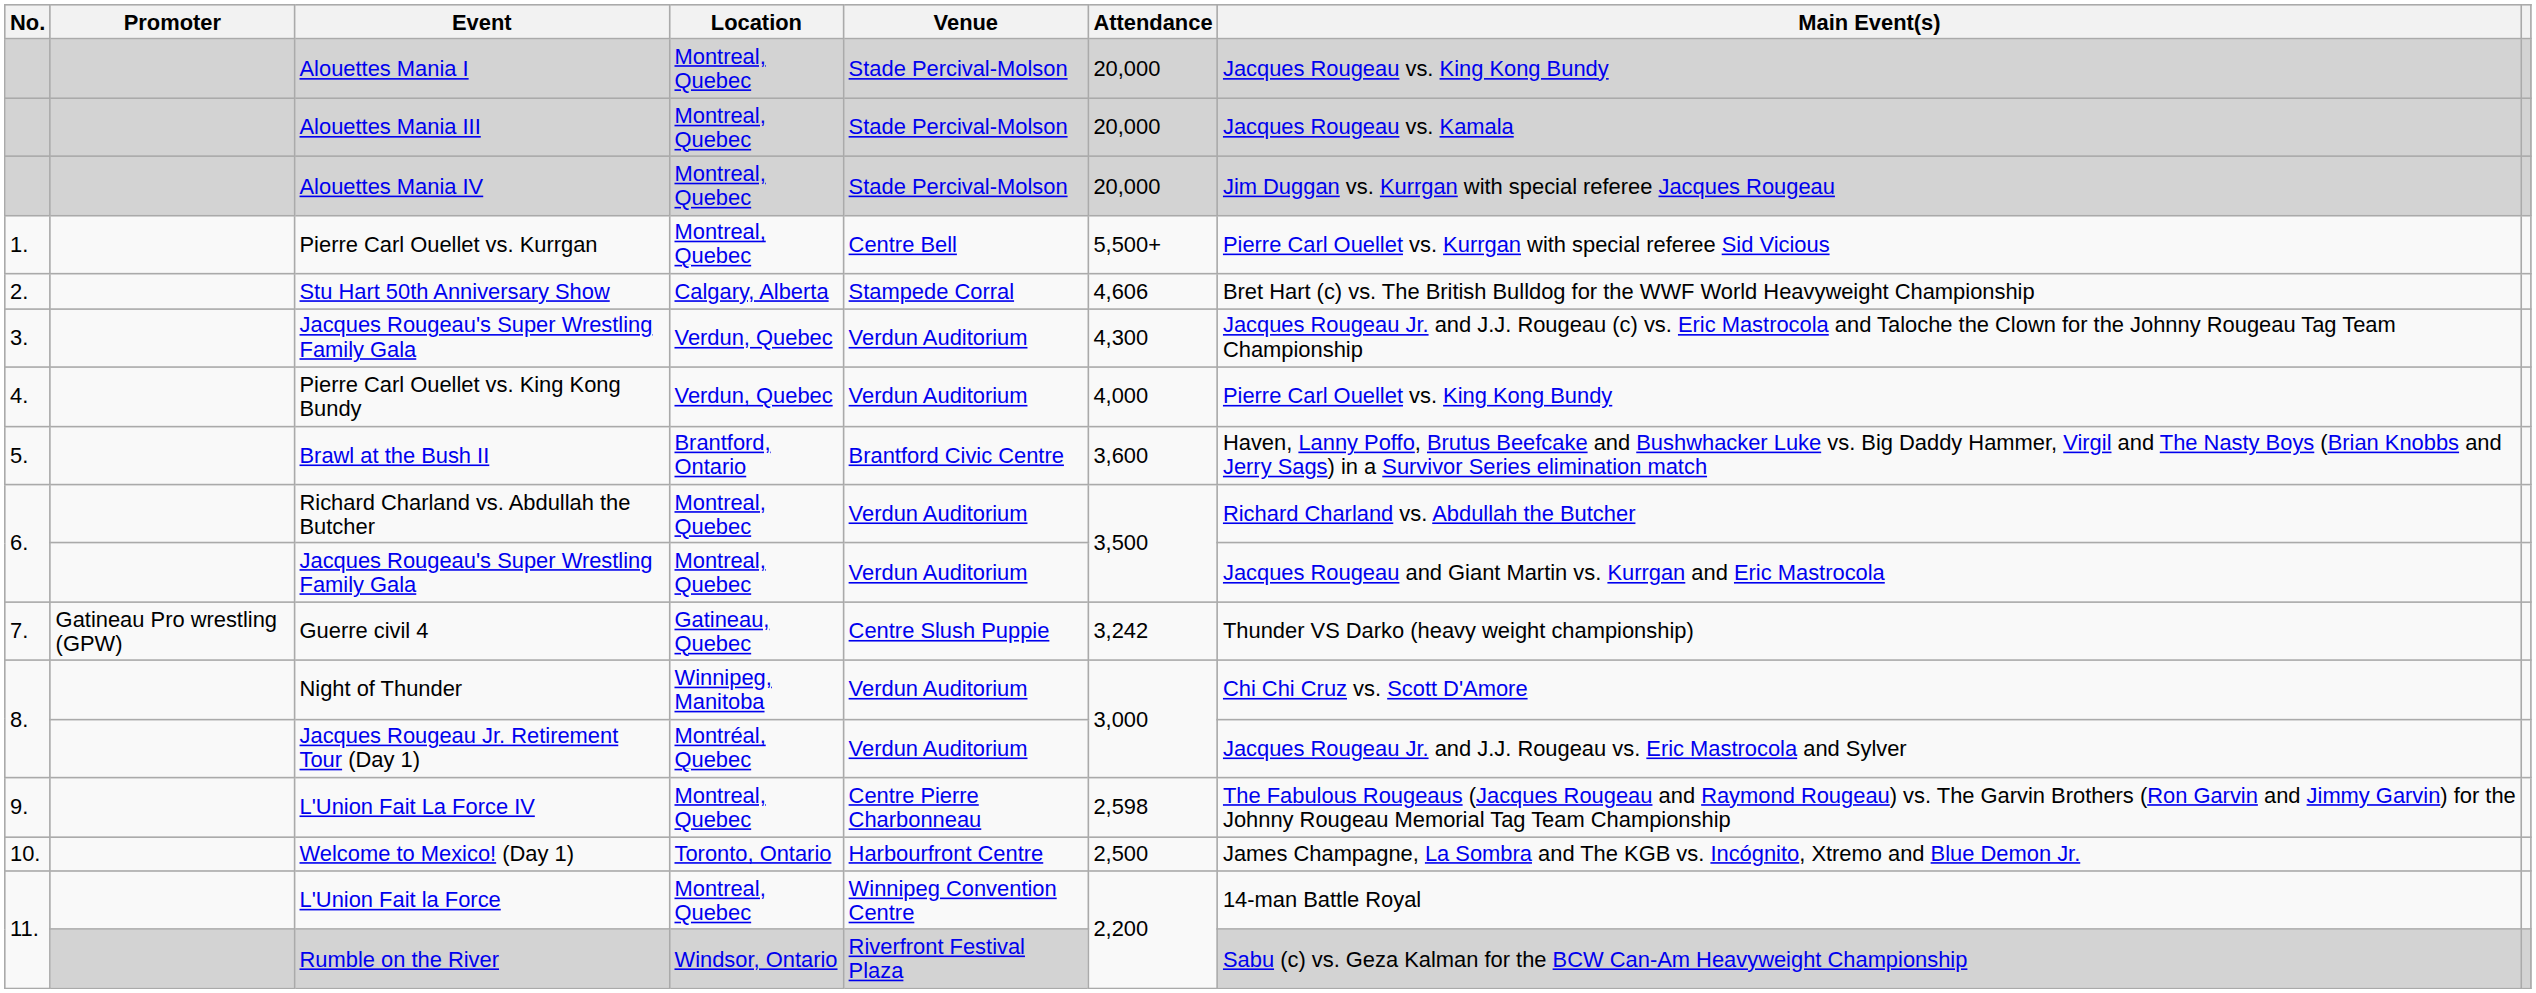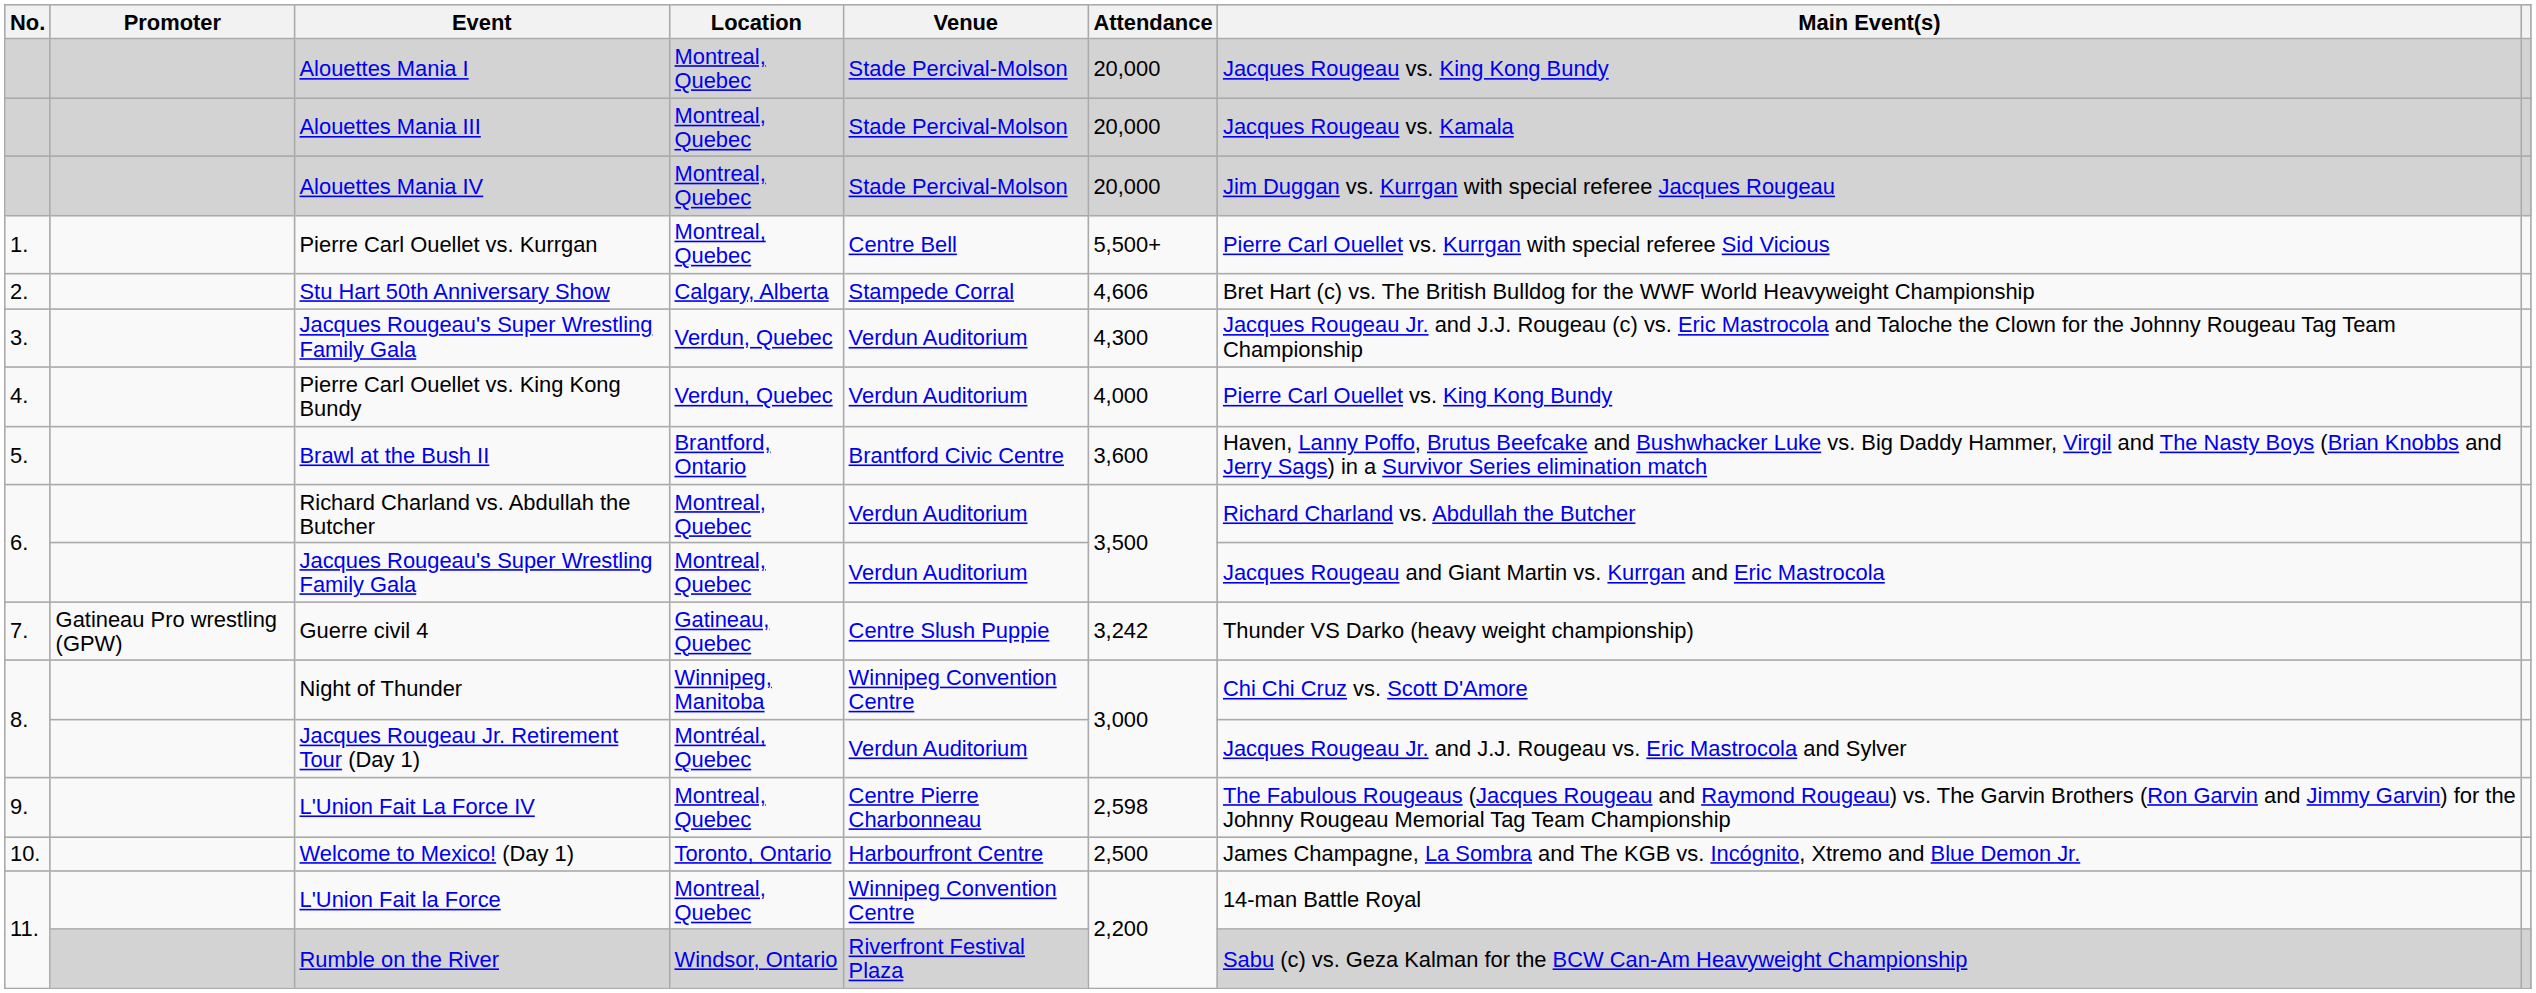(938, 689) Verdun Auditorium -> (953, 689) Winnipeg Convention Centre
